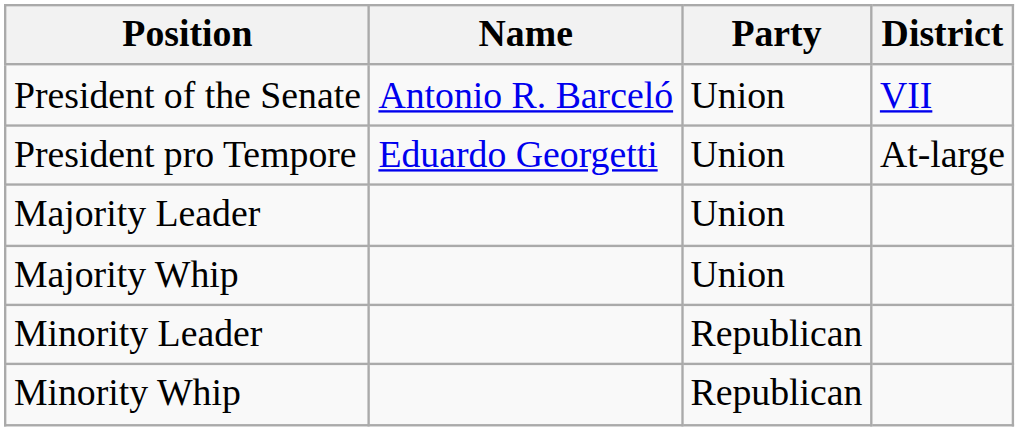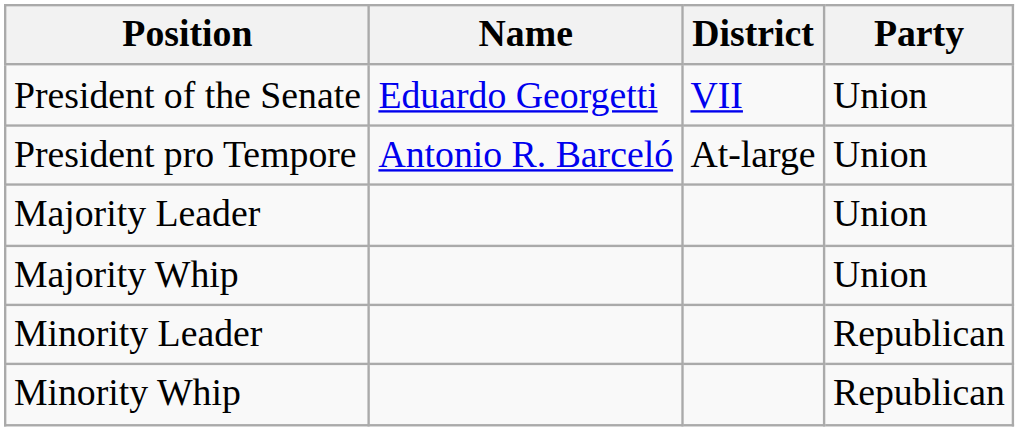columns swapped: (776, 34) <-> (942, 34)
(526, 94) Antonio R. Barceló -> (518, 94) Eduardo Georgetti
(518, 154) Eduardo Georgetti -> (526, 154) Antonio R. Barceló
